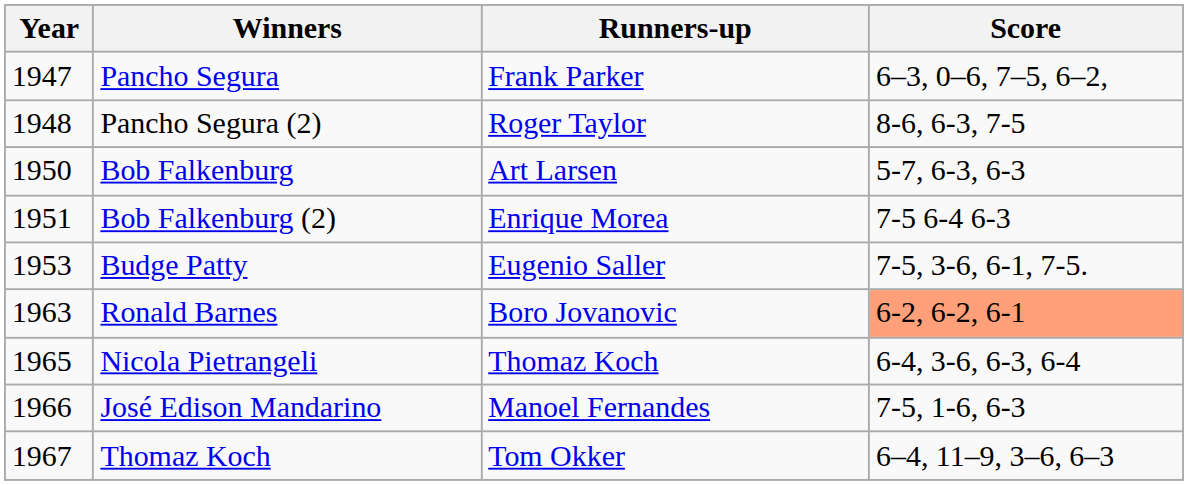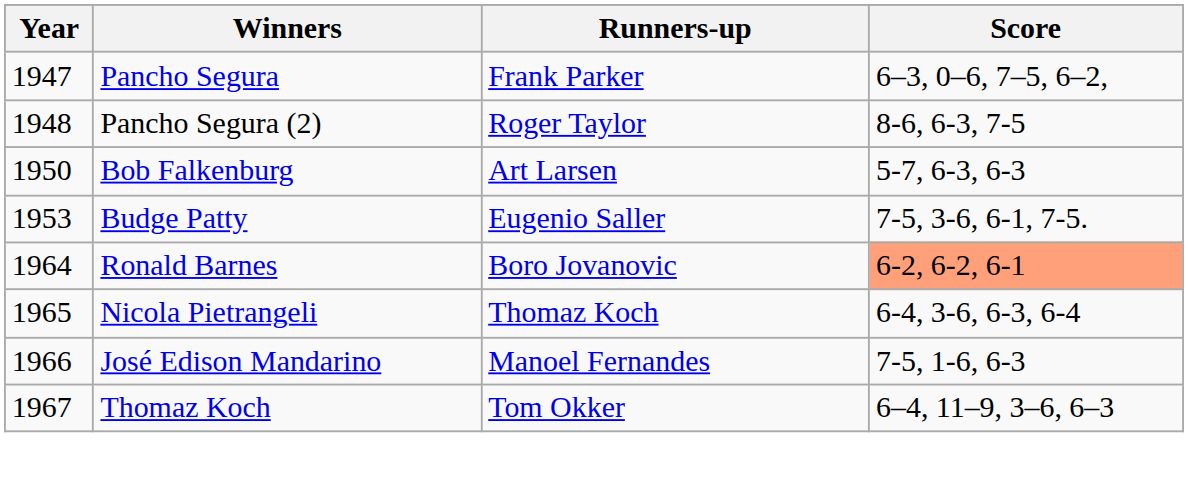- row: (218, 218)
(42, 312) 1963 -> (42, 265) 1964
